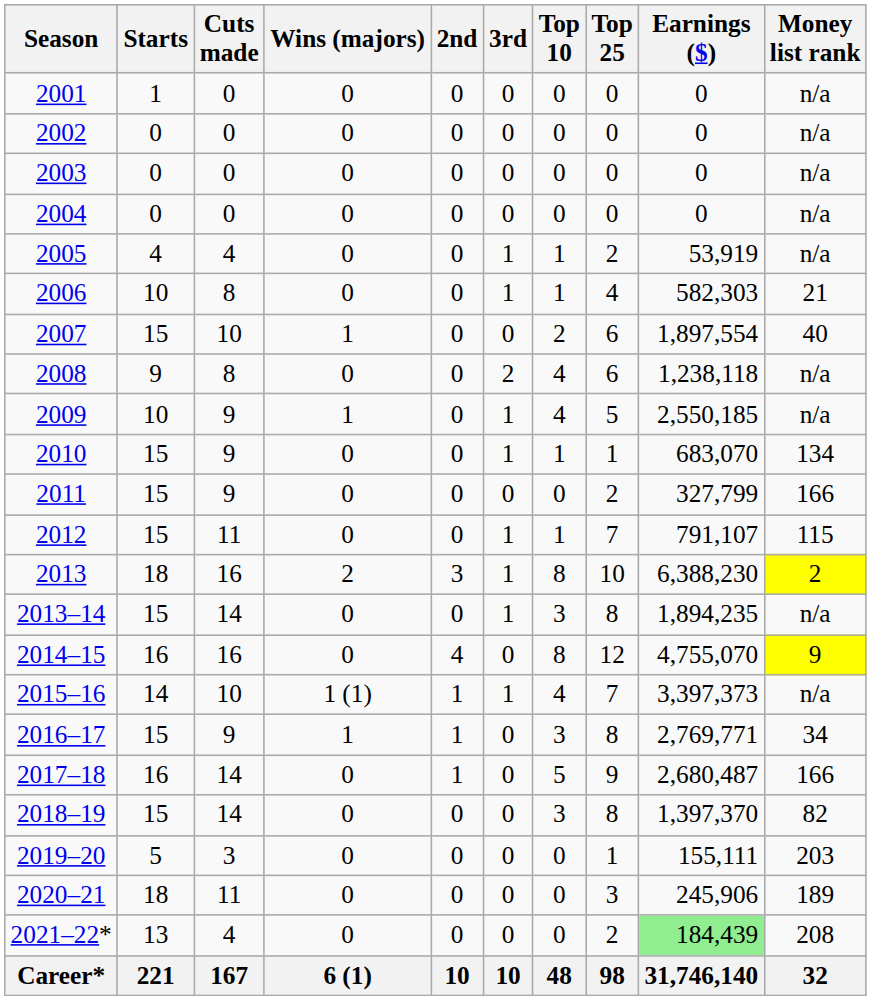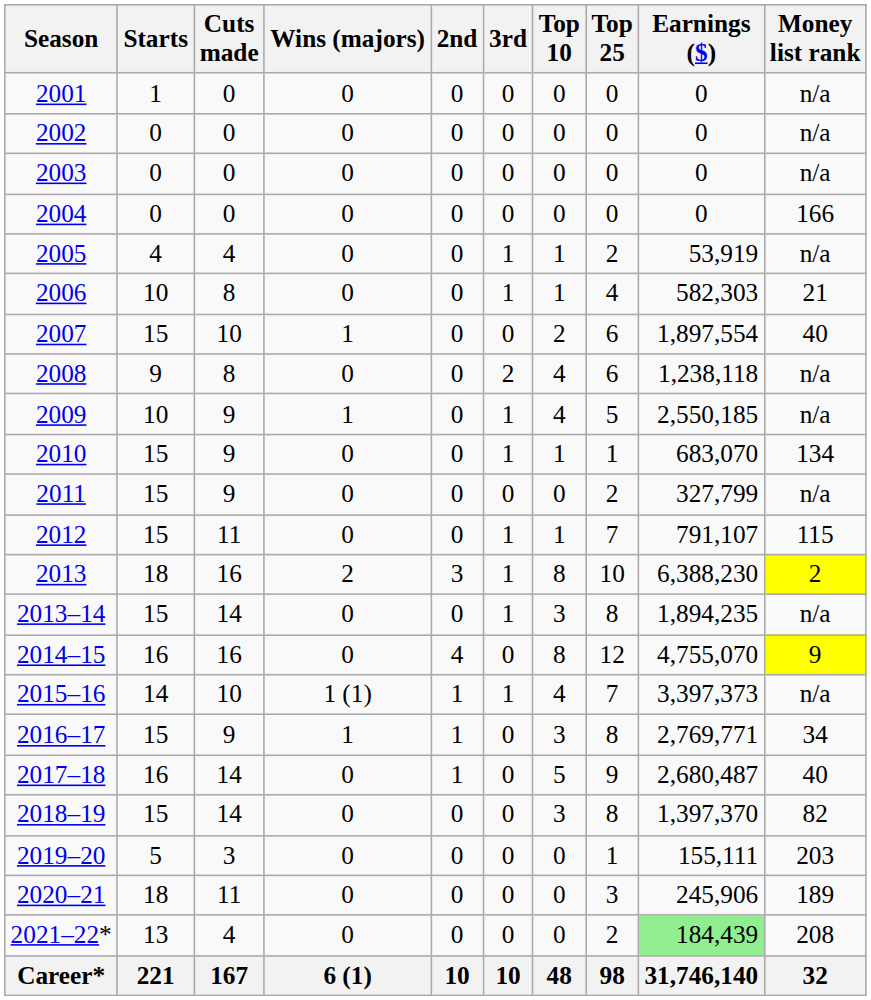(815, 213) n/a -> (815, 213) 166
(815, 494) 166 -> (815, 494) n/a
(815, 774) 166 -> (815, 774) 40
